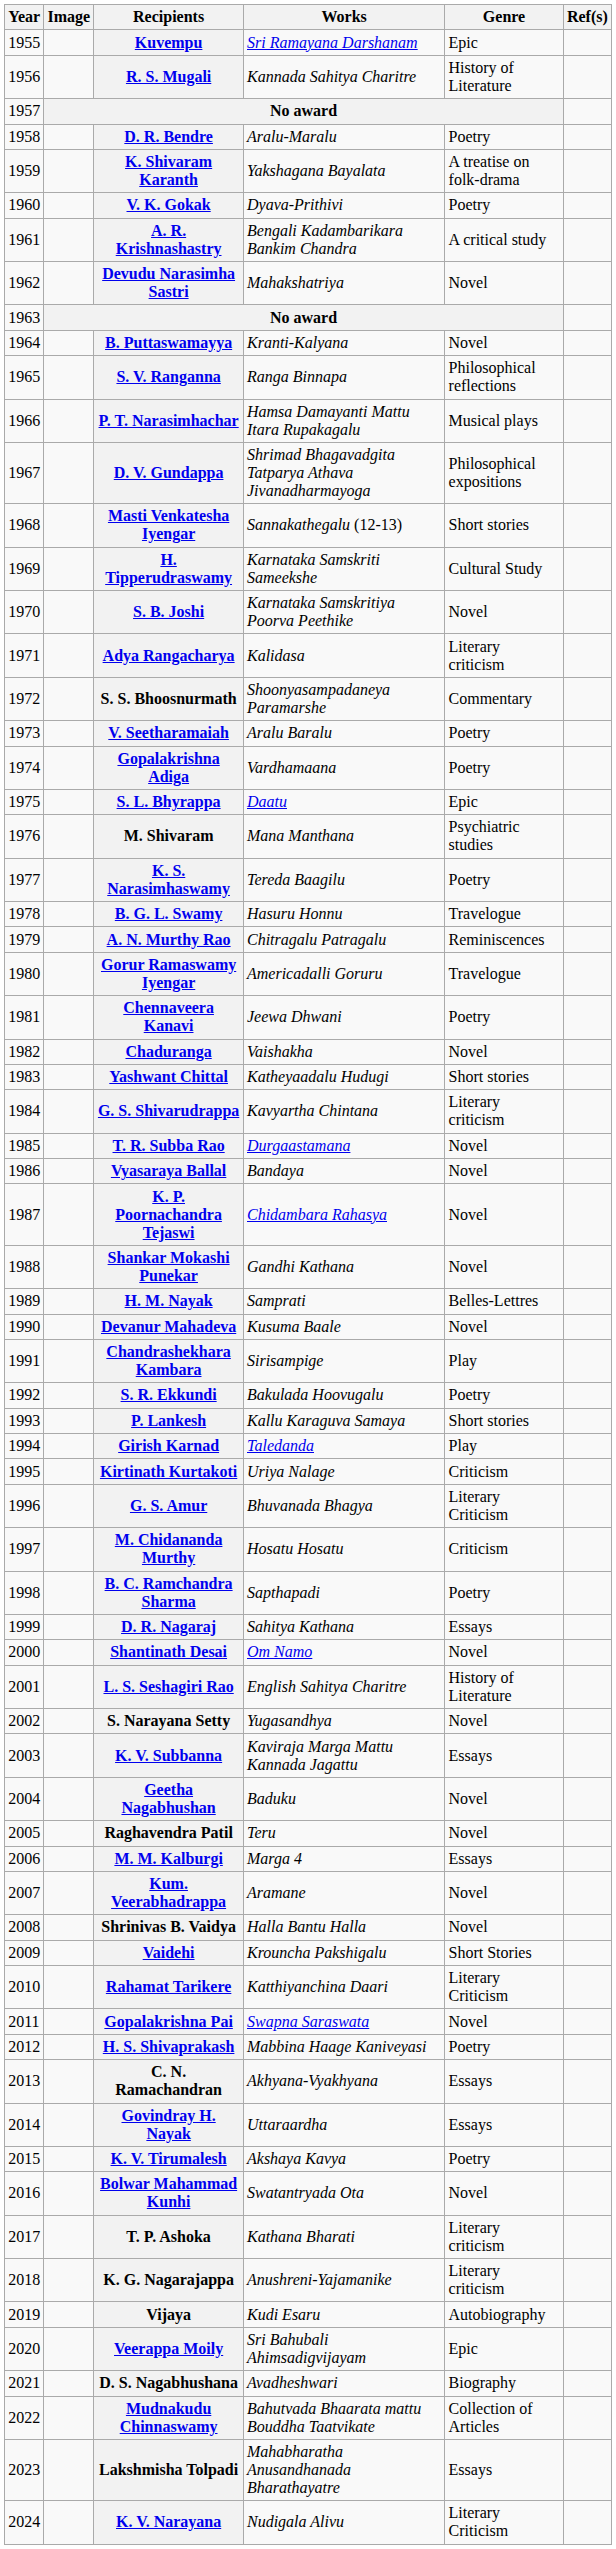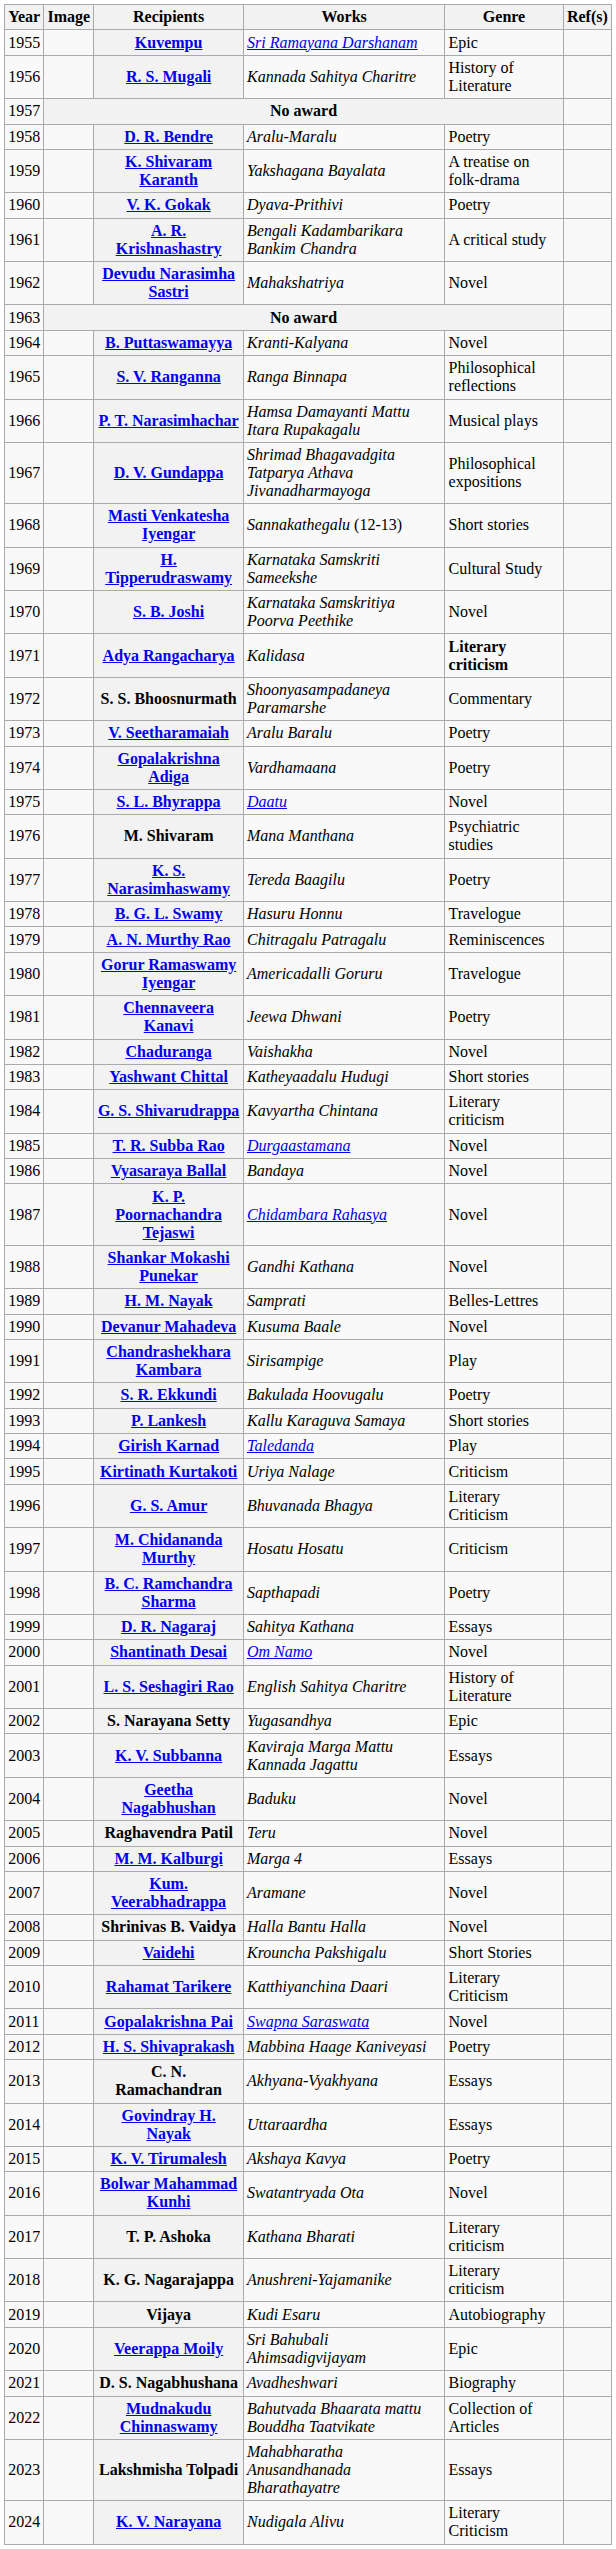(477, 655) normal -> (478, 655) bold
(463, 802) Epic -> (468, 802) Novel
(468, 1721) Novel -> (463, 1721) Epic
